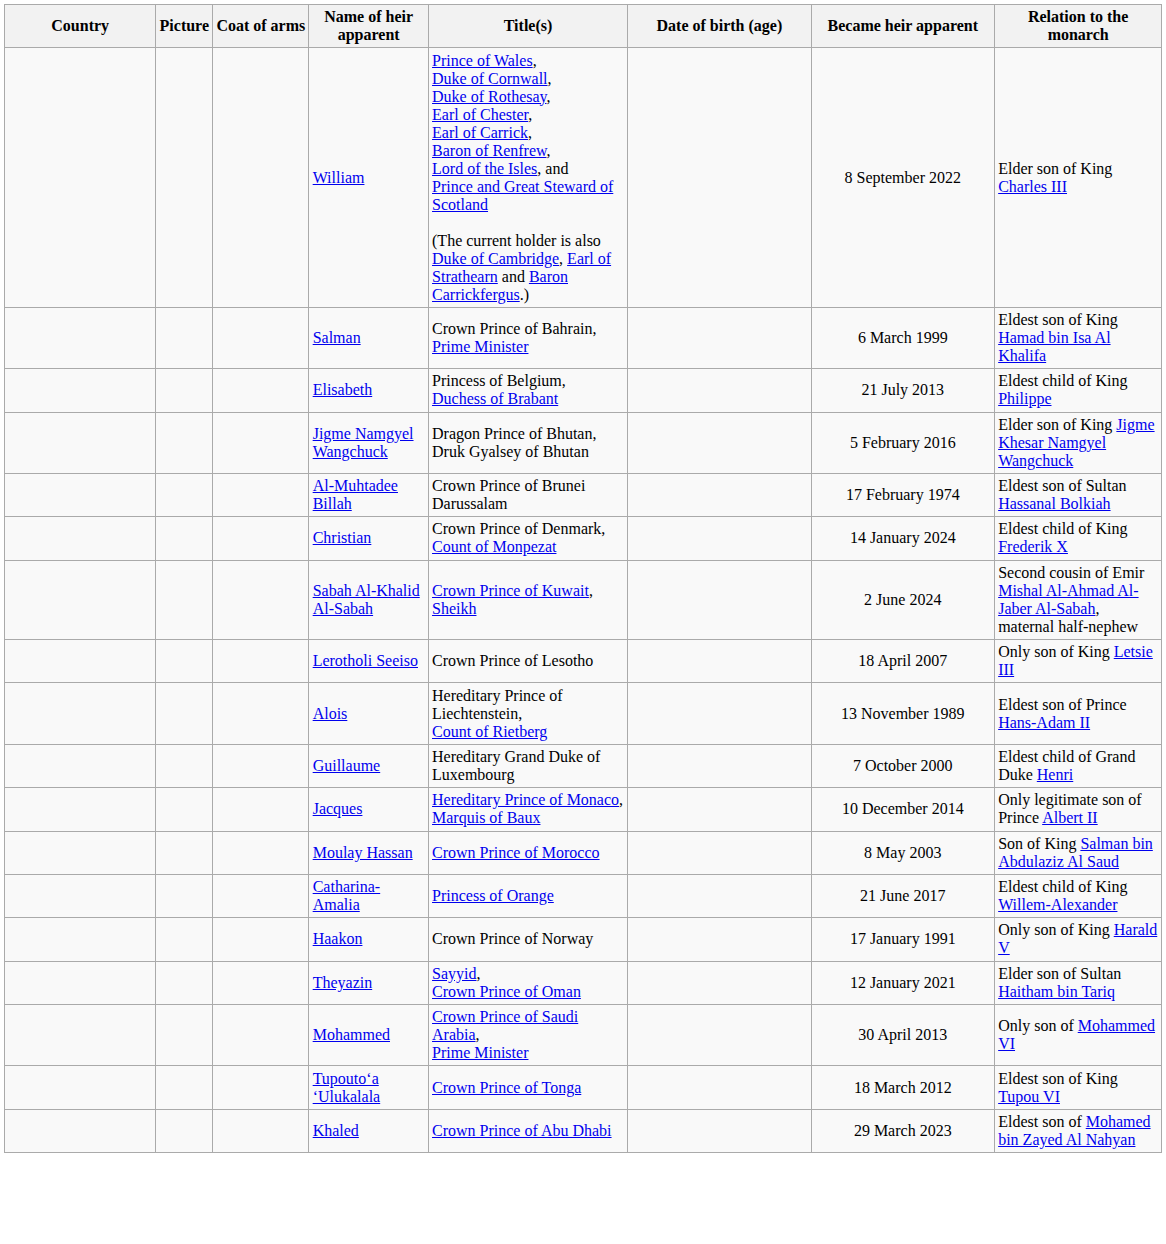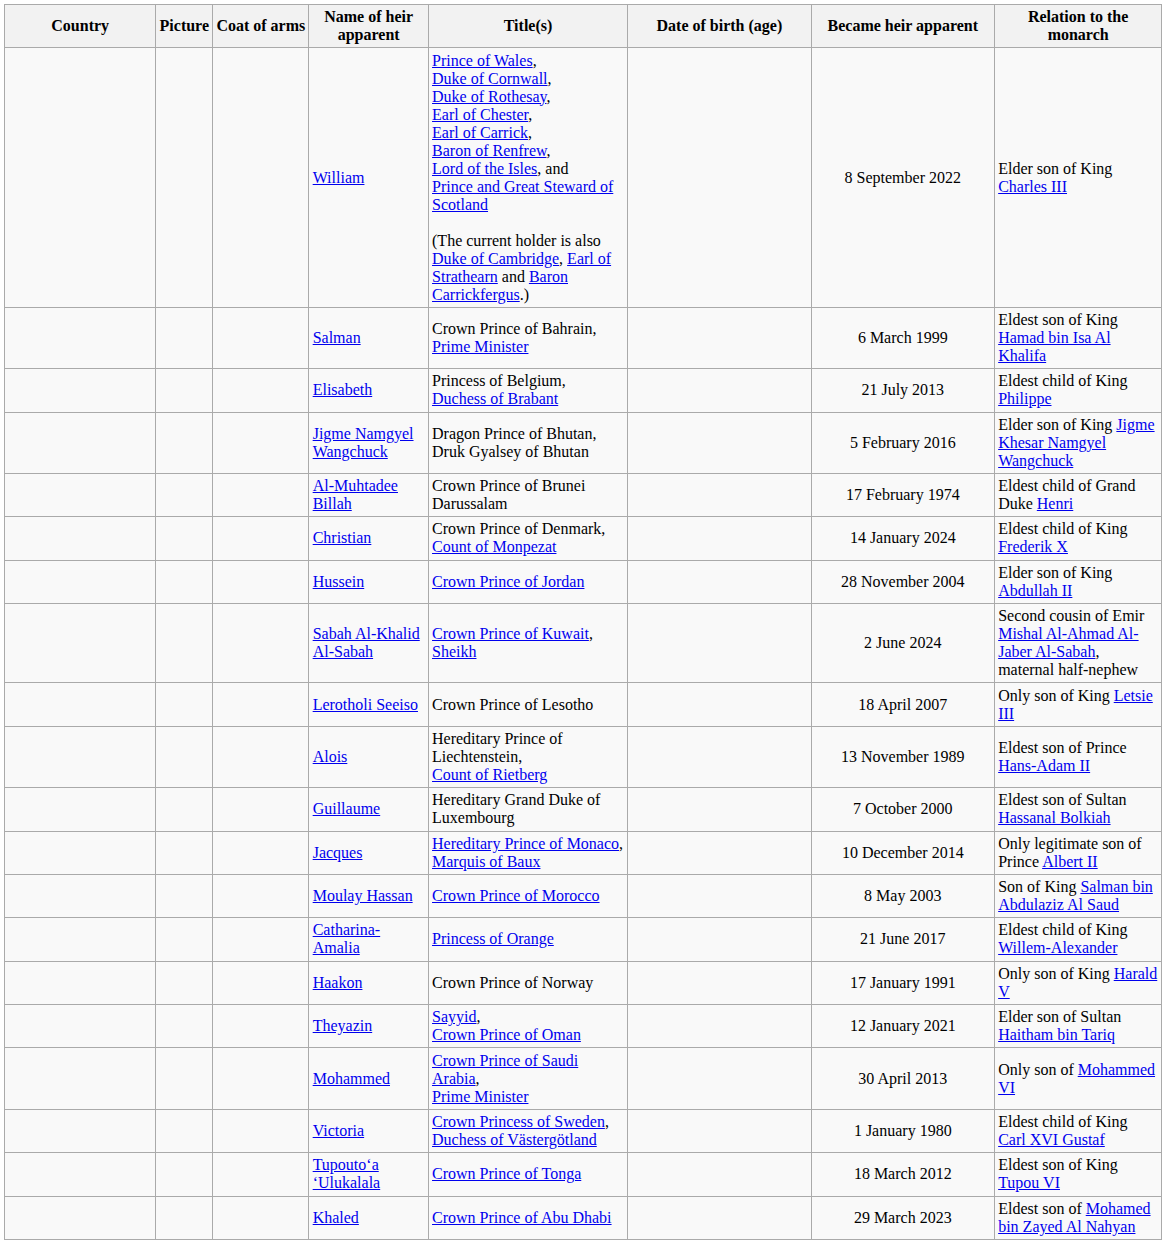(1062, 495) Eldest son of Sultan Hassanal Bolkiah -> (1067, 495) Eldest child of Grand Duke Henri
+ row: (338, 581)
(1067, 765) Eldest child of Grand Duke Henri -> (1062, 809) Eldest son of Sultan Hassanal Bolkiah
+ row: (338, 1130)
